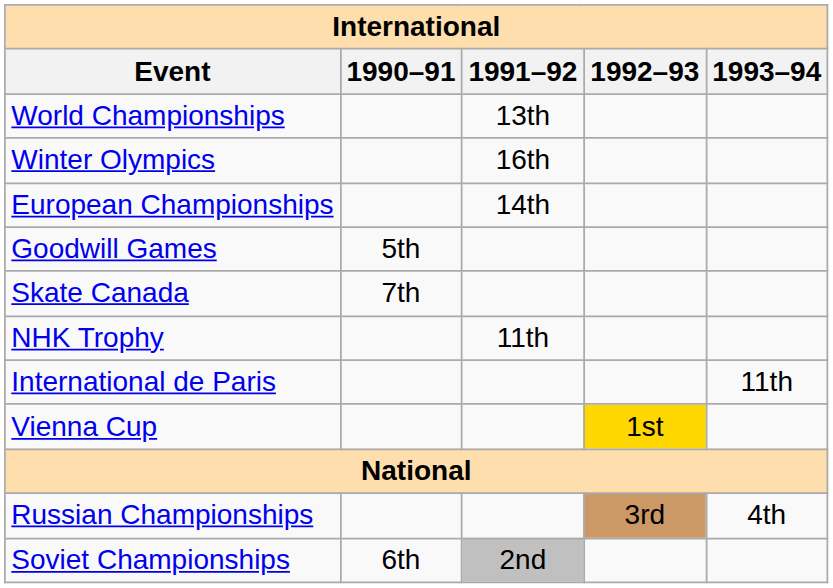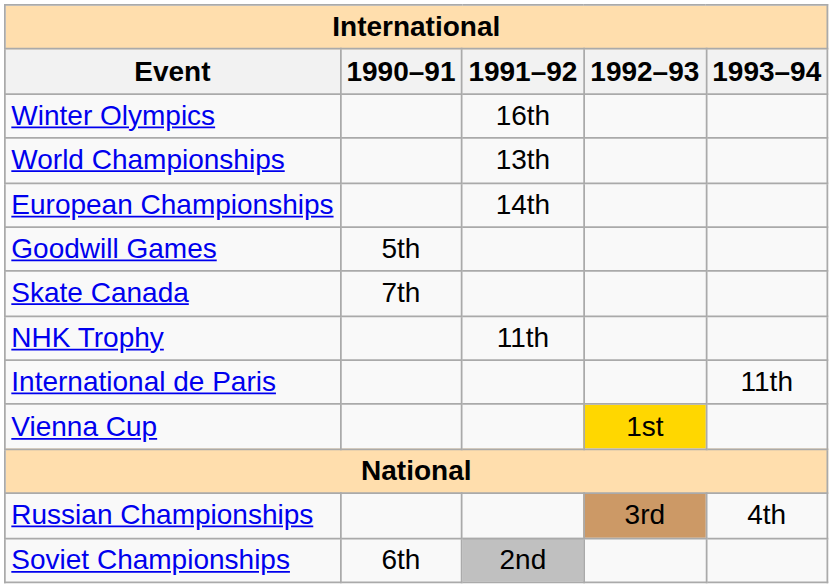rows swapped: (113, 159) <-> (148, 115)
